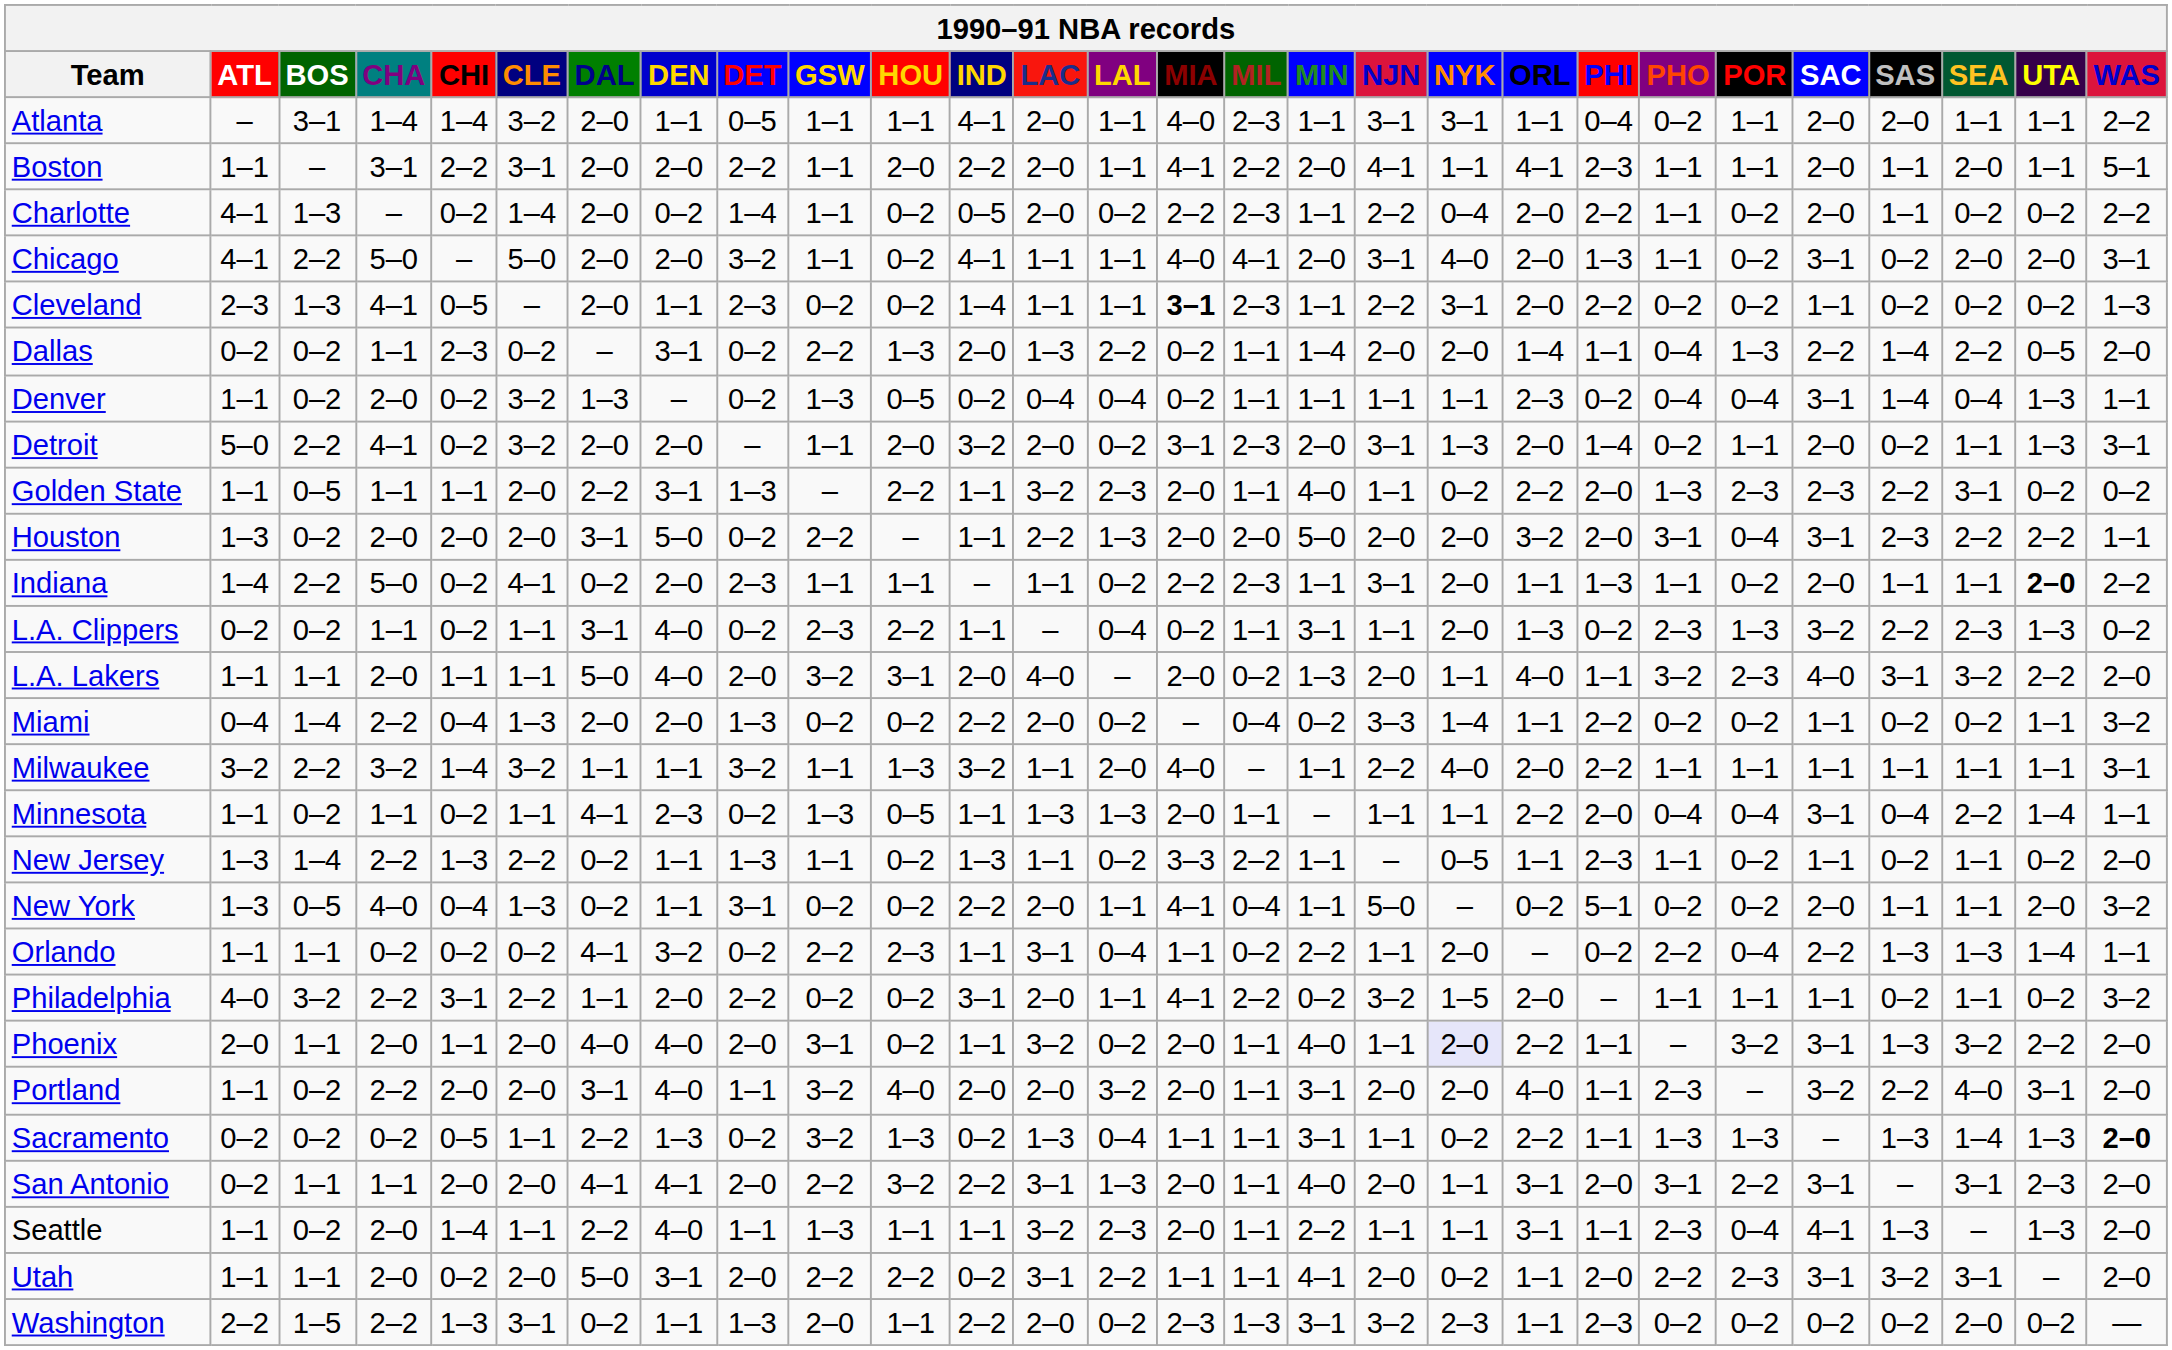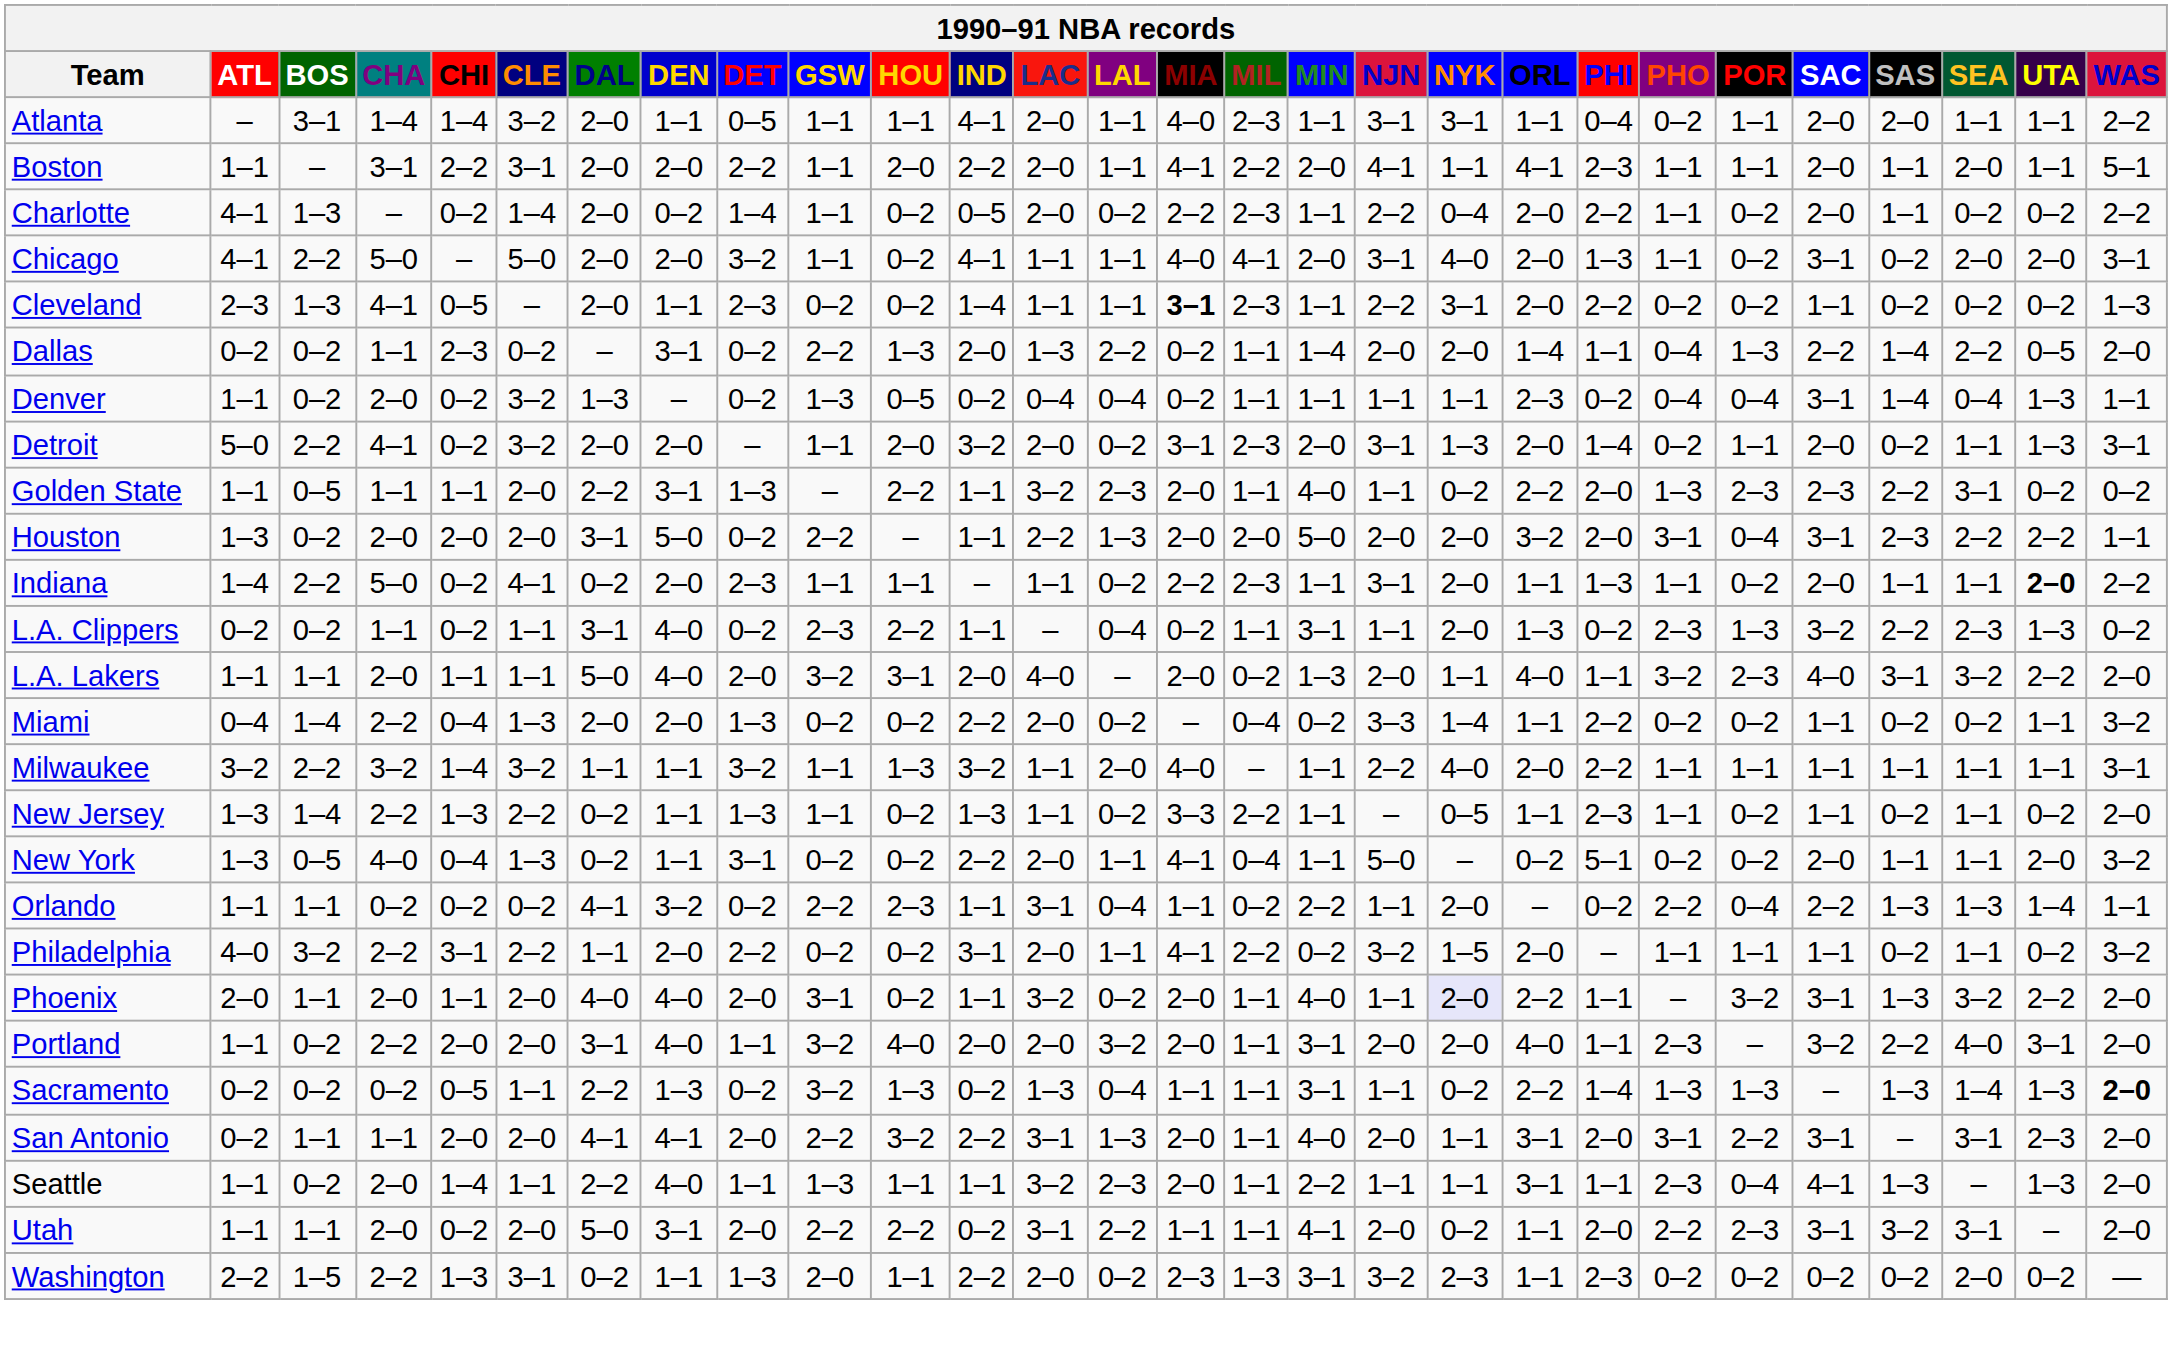- row: (79, 814)
(1609, 1137) 1–1 -> (1609, 1091) 1–4
